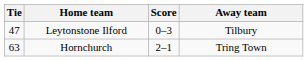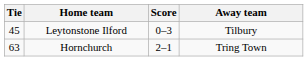(14, 30) 47 -> (14, 30) 45
